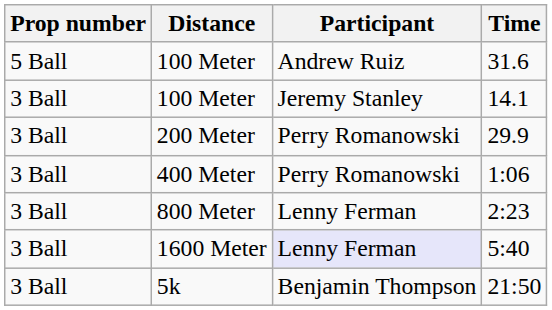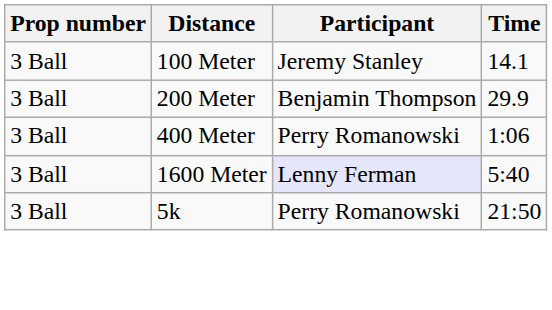- row: (508, 60)
(369, 135) Perry Romanowski -> (377, 98) Benjamin Thompson
- row: (508, 211)
(377, 286) Benjamin Thompson -> (369, 211) Perry Romanowski
